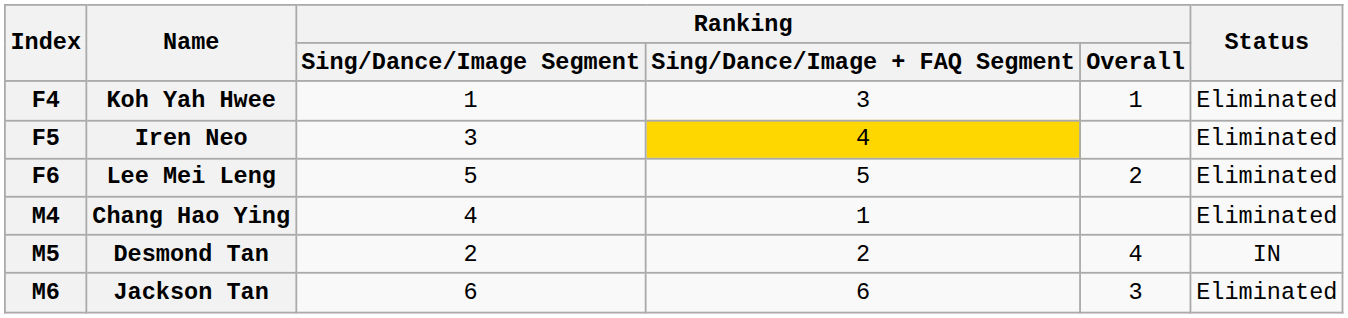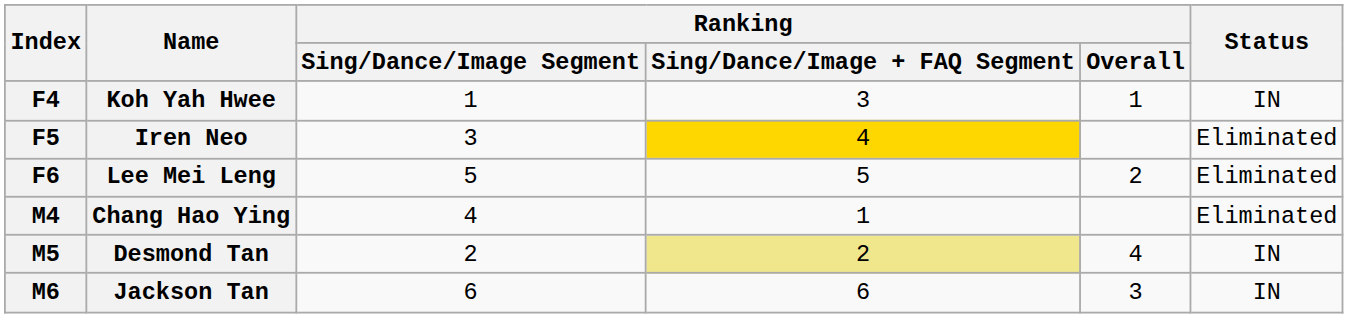(1267, 101) Eliminated -> (1267, 101) IN
(863, 254) no background -> (863, 254) khaki background
(1267, 293) Eliminated -> (1267, 293) IN
